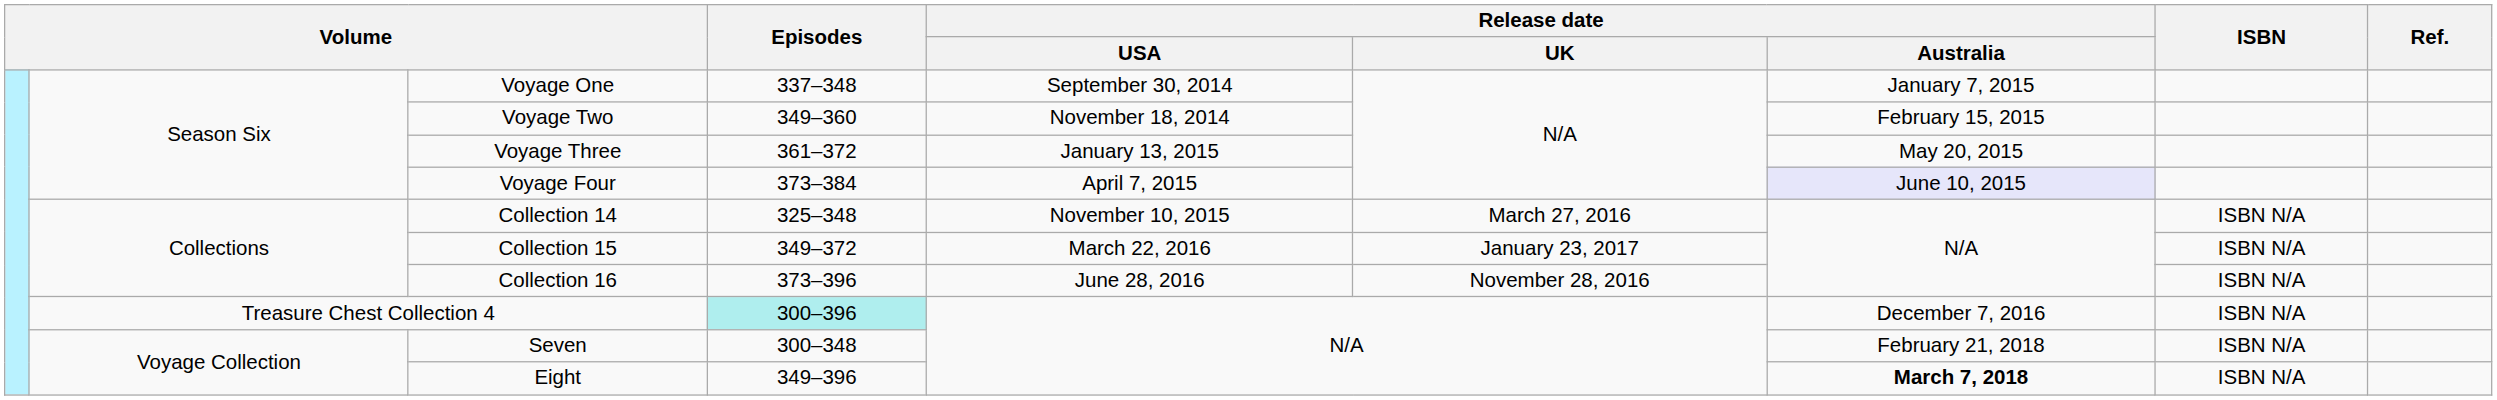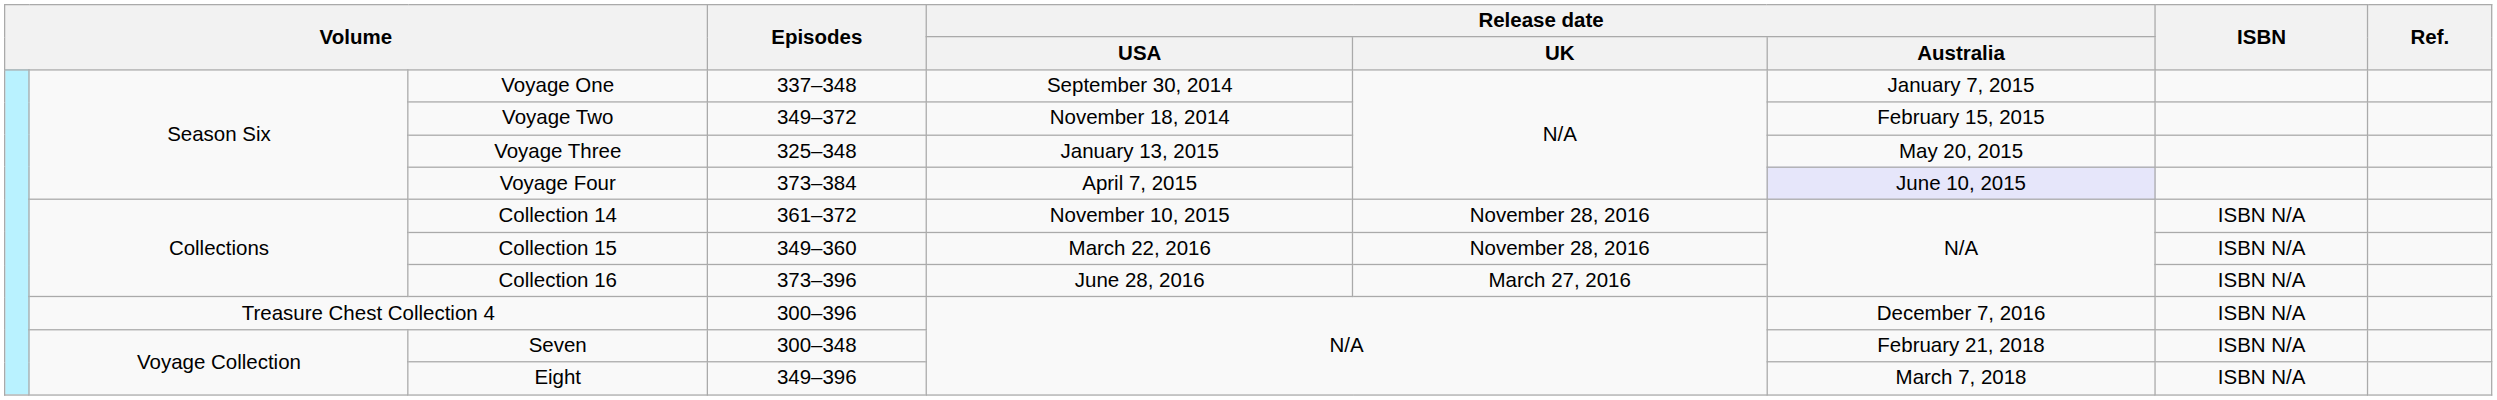(817, 118) 349–360 -> (817, 118) 349–372
(817, 150) 361–372 -> (817, 150) 325–348
(817, 215) 325–348 -> (817, 215) 361–372
(1560, 215) March 27, 2016 -> (1560, 215) November 28, 2016
(817, 248) 349–372 -> (817, 248) 349–360
(1560, 248) January 23, 2017 -> (1560, 248) November 28, 2016
(1560, 280) November 28, 2016 -> (1560, 280) March 27, 2016
(817, 313) paleturquoise background -> (817, 313) no background
(1961, 378) bold -> (1961, 378) normal
